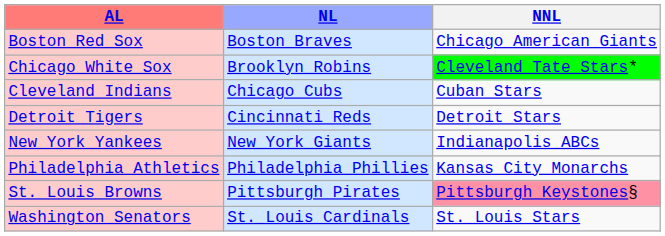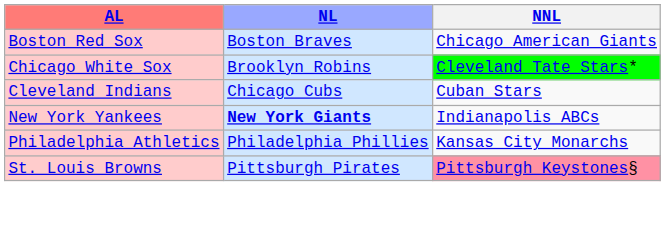- row: (76, 117)
(299, 142) normal -> (299, 117) bold
- row: (100, 218)
